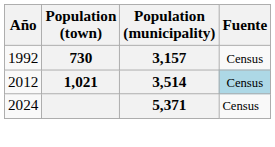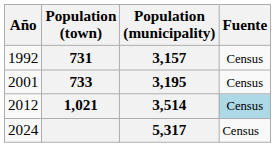(81, 57) 730 -> (81, 57) 731
+ row: (23, 81)
(169, 105) 5,371 -> (169, 130) 5,317
